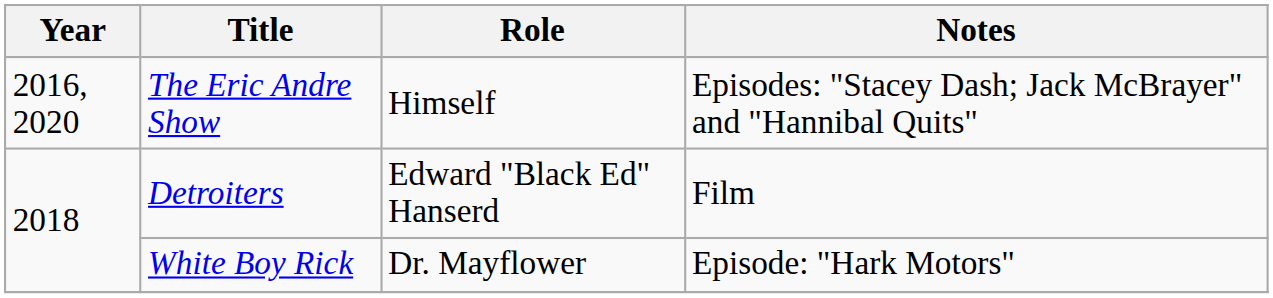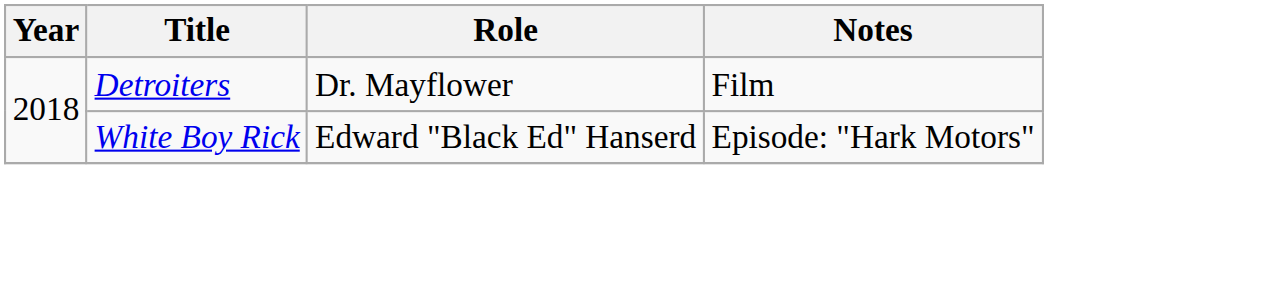- row: (250, 102)
(519, 192) Edward "Black Ed" Hanserd -> (414, 83) Dr. Mayflower
(487, 264) Dr. Mayflower -> (506, 136) Edward "Black Ed" Hanserd
